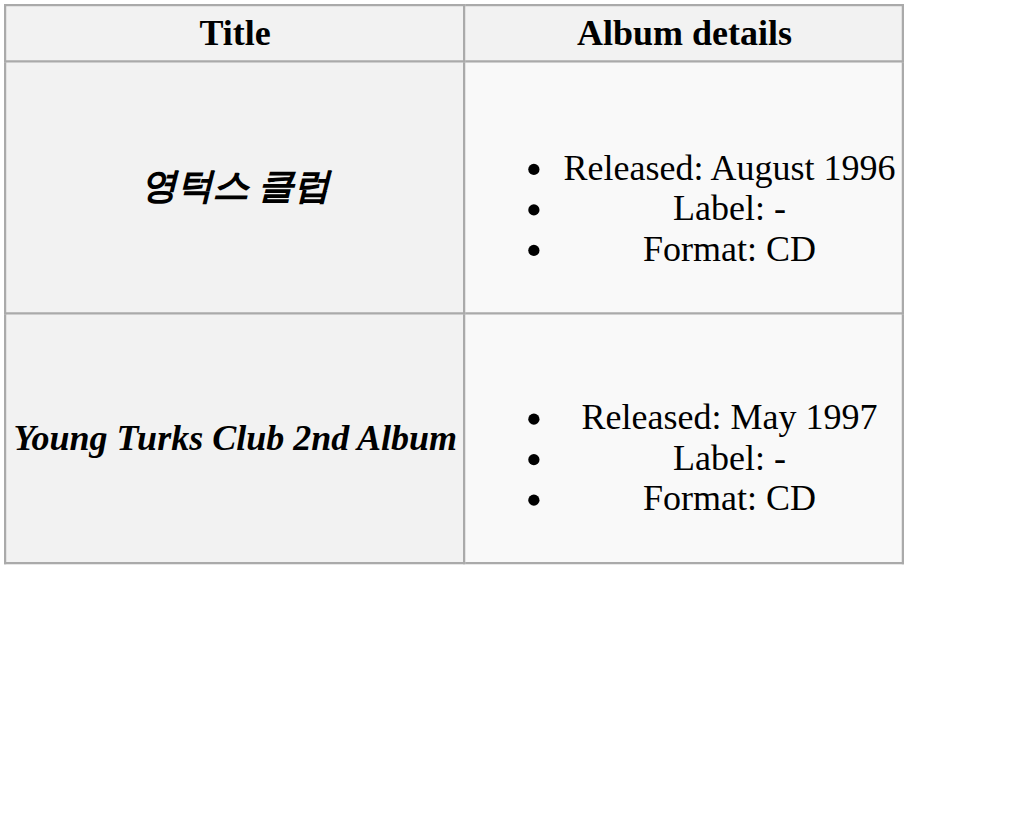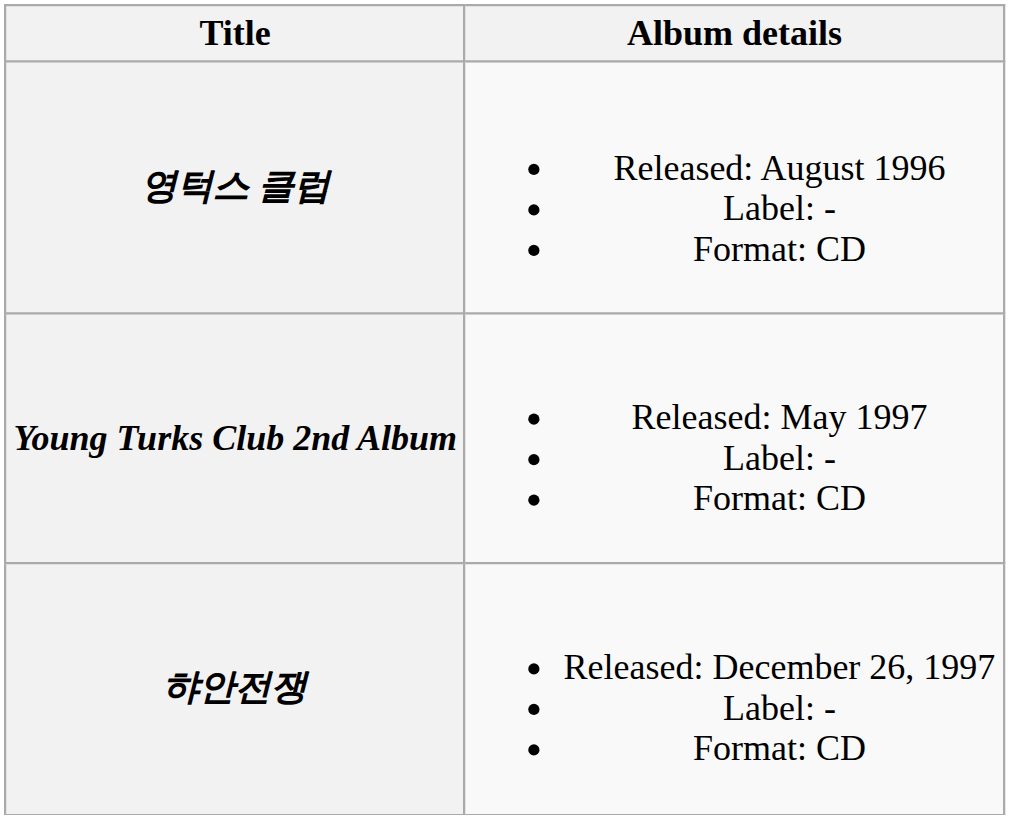+ row: (235, 686)
